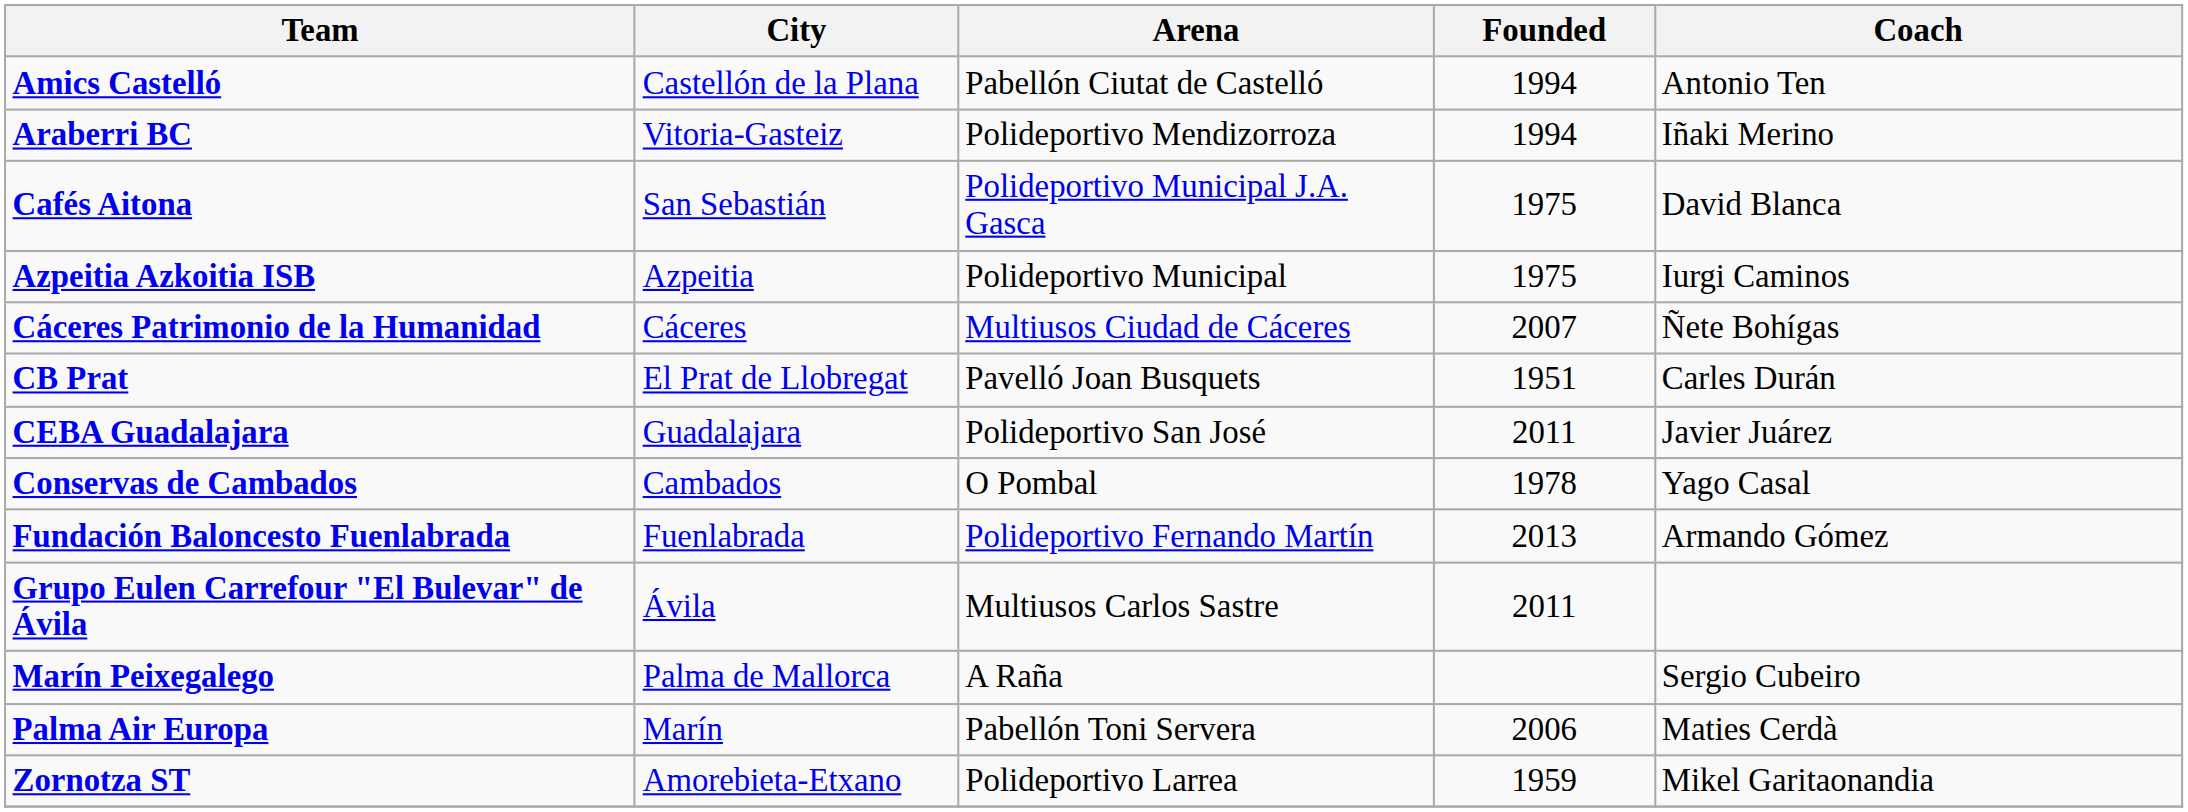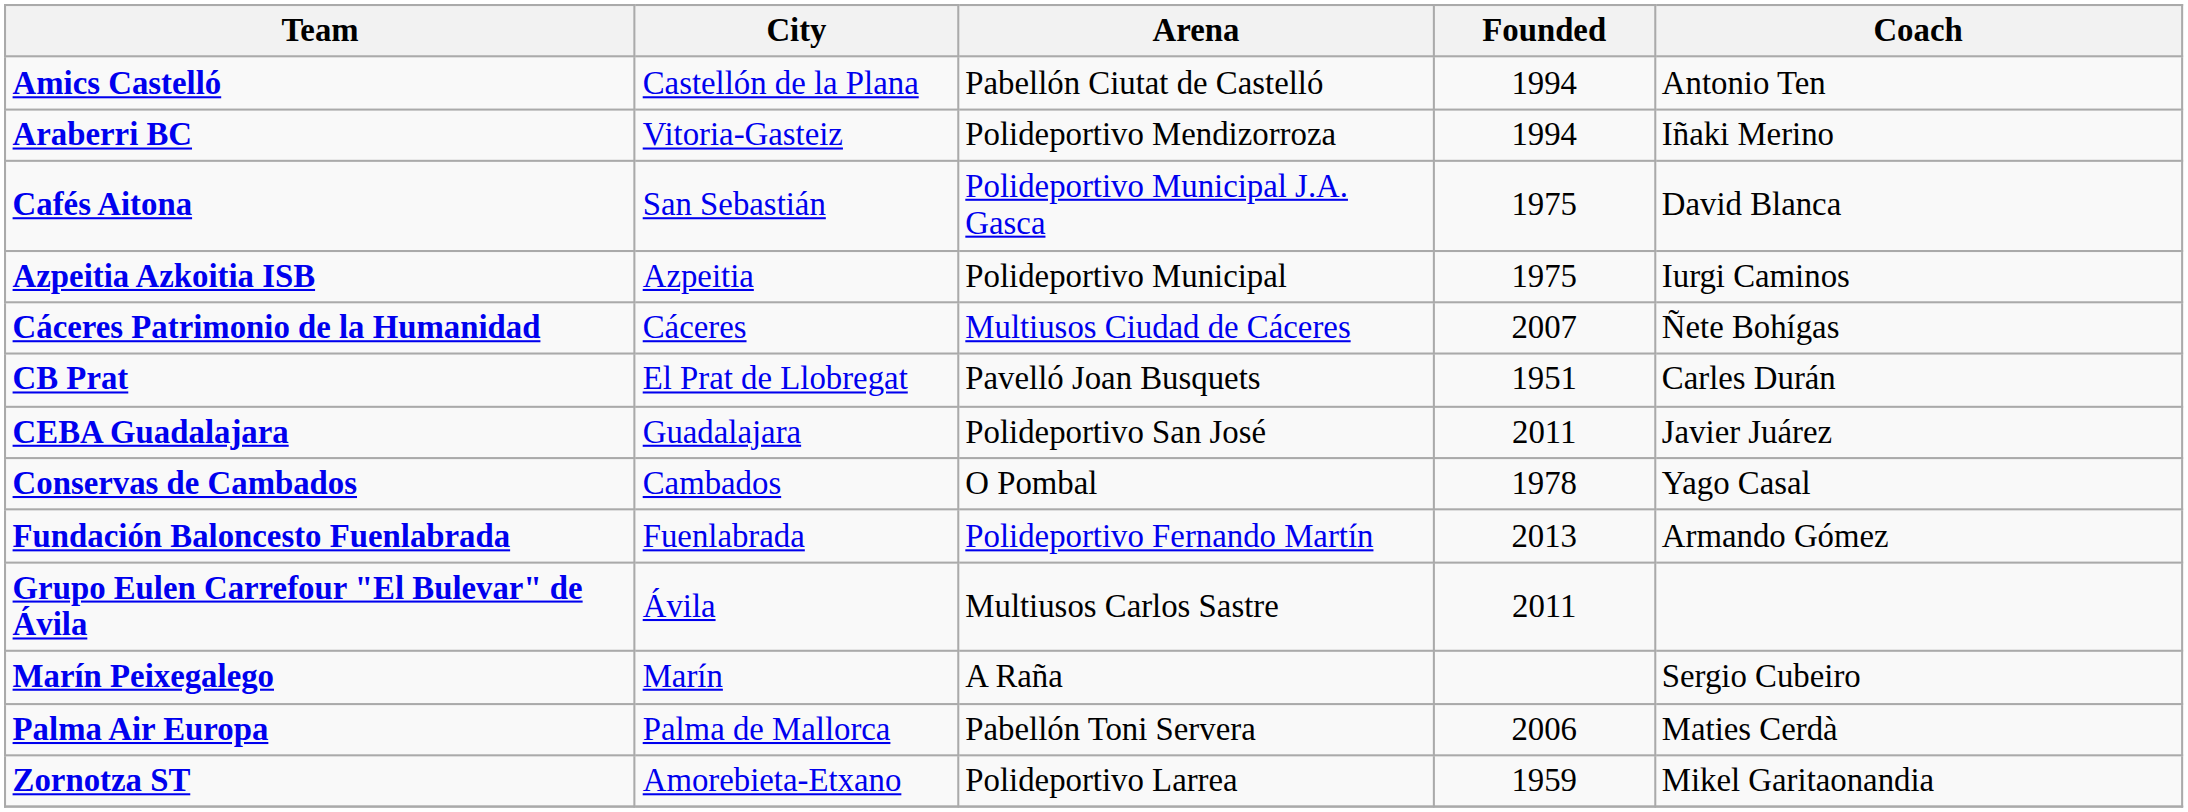(767, 676) Palma de Mallorca -> (683, 676) Marín
(683, 728) Marín -> (767, 728) Palma de Mallorca
